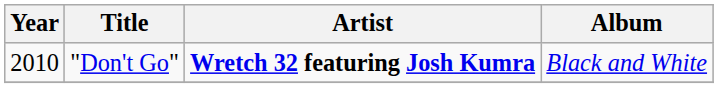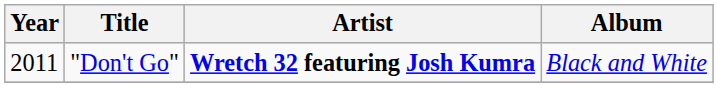(35, 62) 2010 -> (34, 62) 2011
